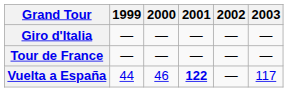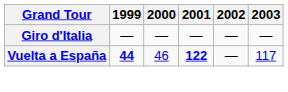- row: (57, 55)
(127, 76) normal -> (127, 55) bold
